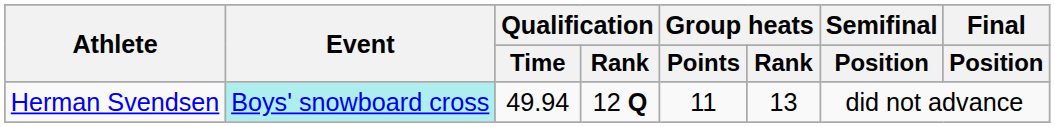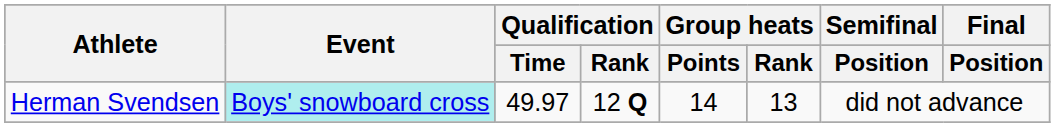(538, 103) 49.94 -> (538, 103) 49.97
(703, 103) 11 -> (703, 103) 14
